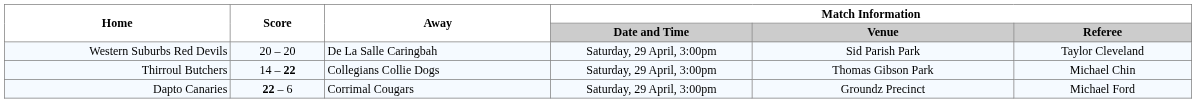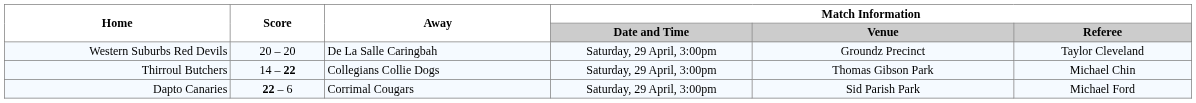(883, 51) Sid Parish Park -> (883, 51) Groundz Precinct
(883, 88) Groundz Precinct -> (883, 88) Sid Parish Park
